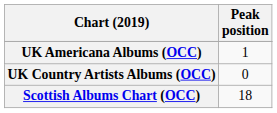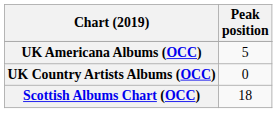(245, 52) 1 -> (245, 52) 5
